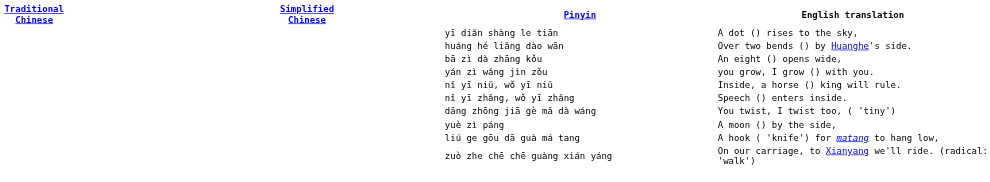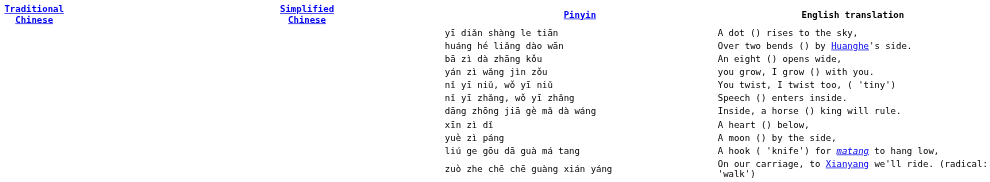(810, 85) Inside, a horse () king will rule. -> (807, 85) You twist, I twist too, ( 'tiny')
(807, 111) You twist, I twist too, ( 'tiny') -> (810, 111) Inside, a horse () king will rule.
+ row: (469, 124)
